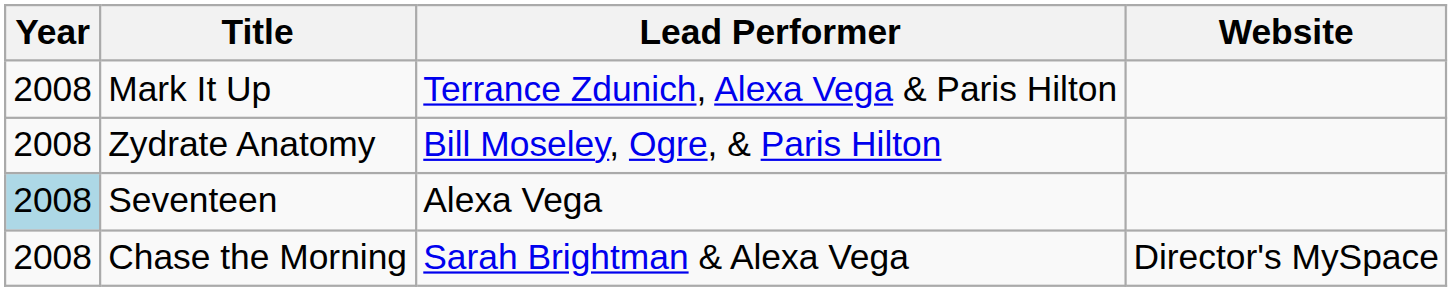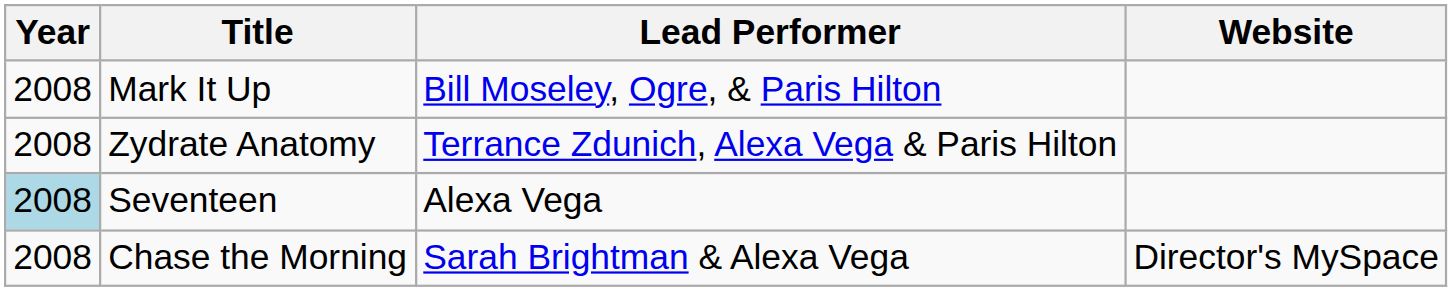(770, 88) Terrance Zdunich, Alexa Vega & Paris Hilton -> (682, 88) Bill Moseley, Ogre, & Paris Hilton
(682, 144) Bill Moseley, Ogre, & Paris Hilton -> (770, 144) Terrance Zdunich, Alexa Vega & Paris Hilton
